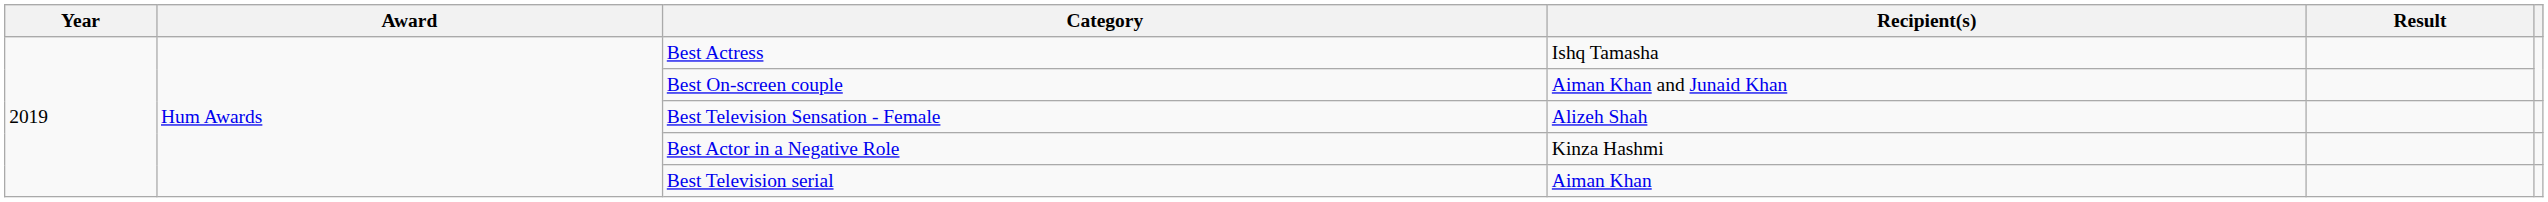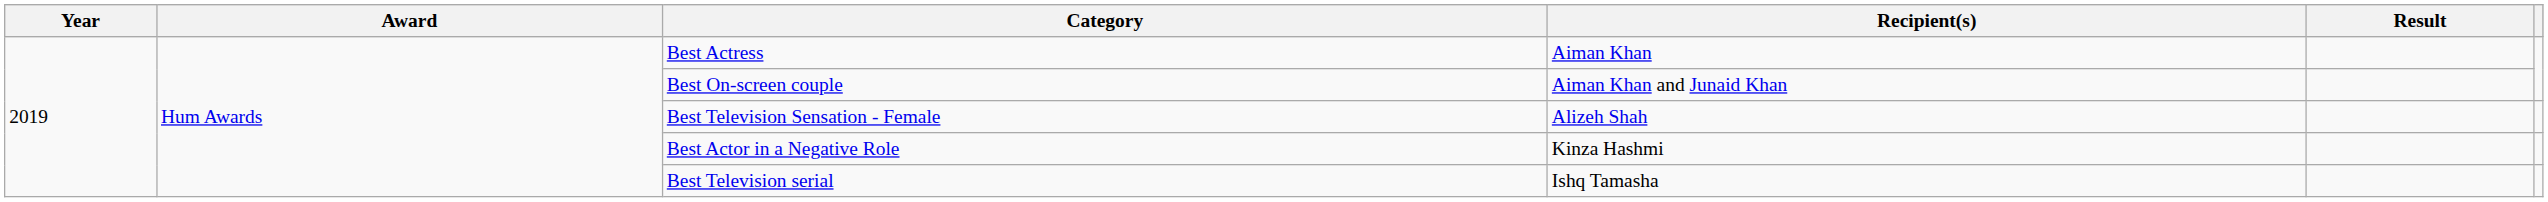(1605, 52) Ishq Tamasha -> (1602, 52) Aiman Khan
(1602, 181) Aiman Khan -> (1605, 181) Ishq Tamasha
